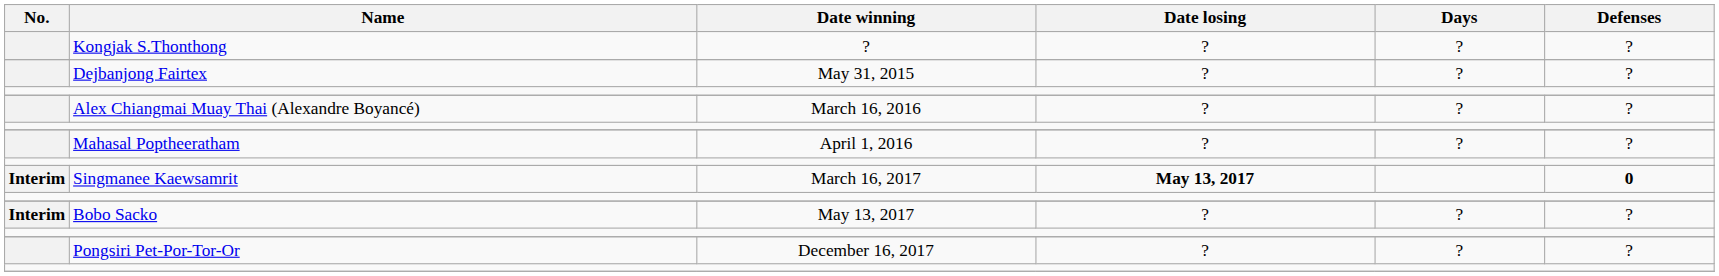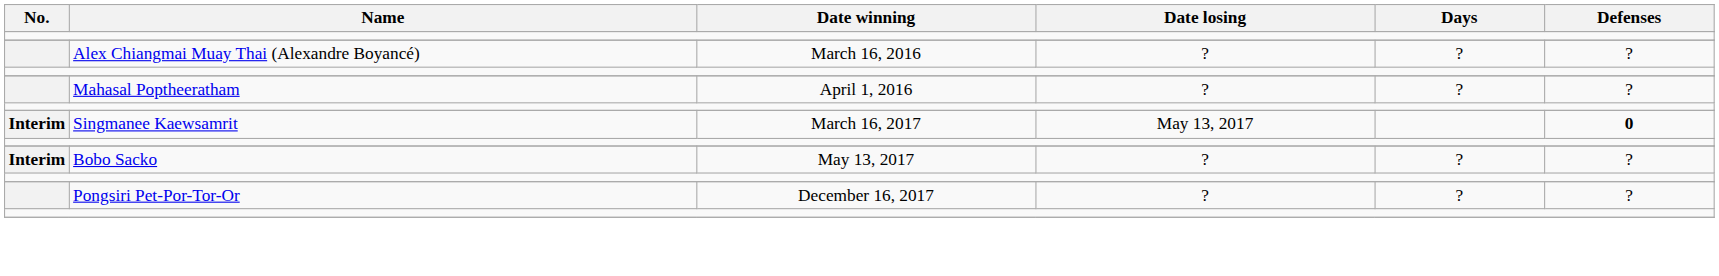- row: (150, 45)
- row: (140, 73)
(1205, 179) bold -> (1205, 124) normal
